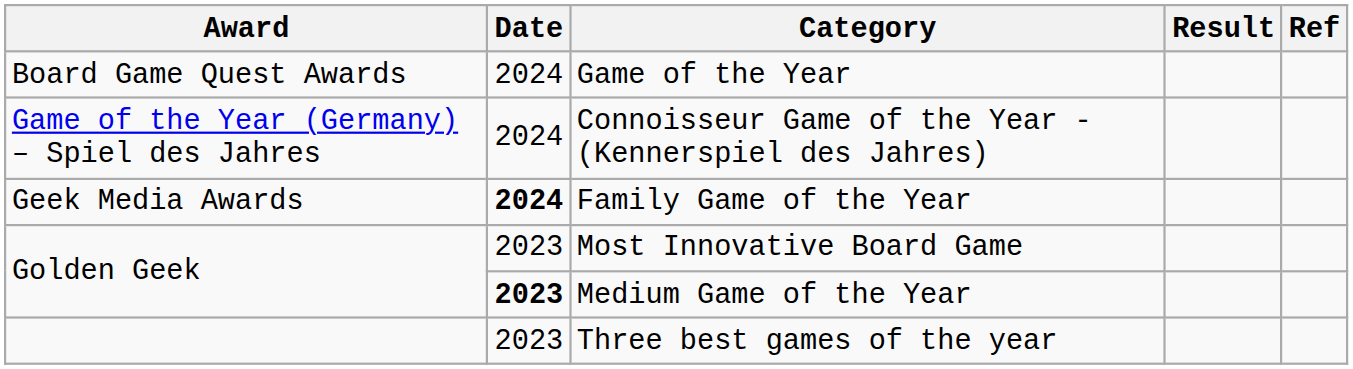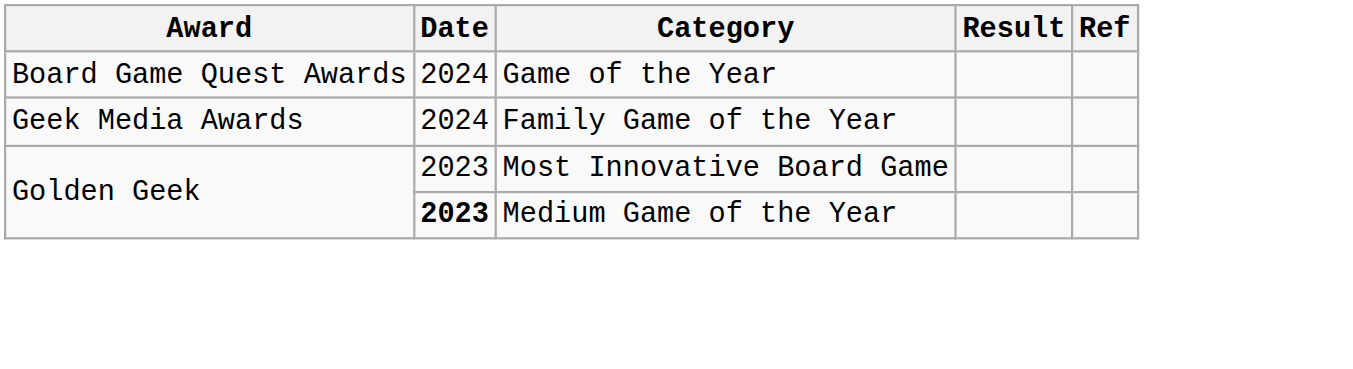- row: (834, 138)
(529, 201) bold -> (455, 122) normal
- row: (817, 341)
